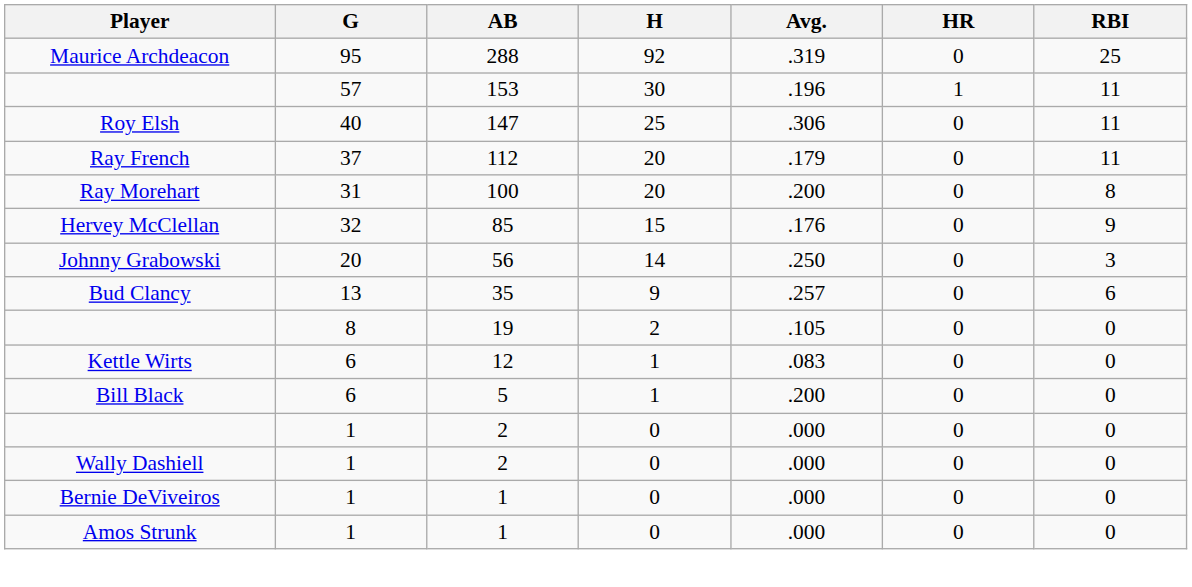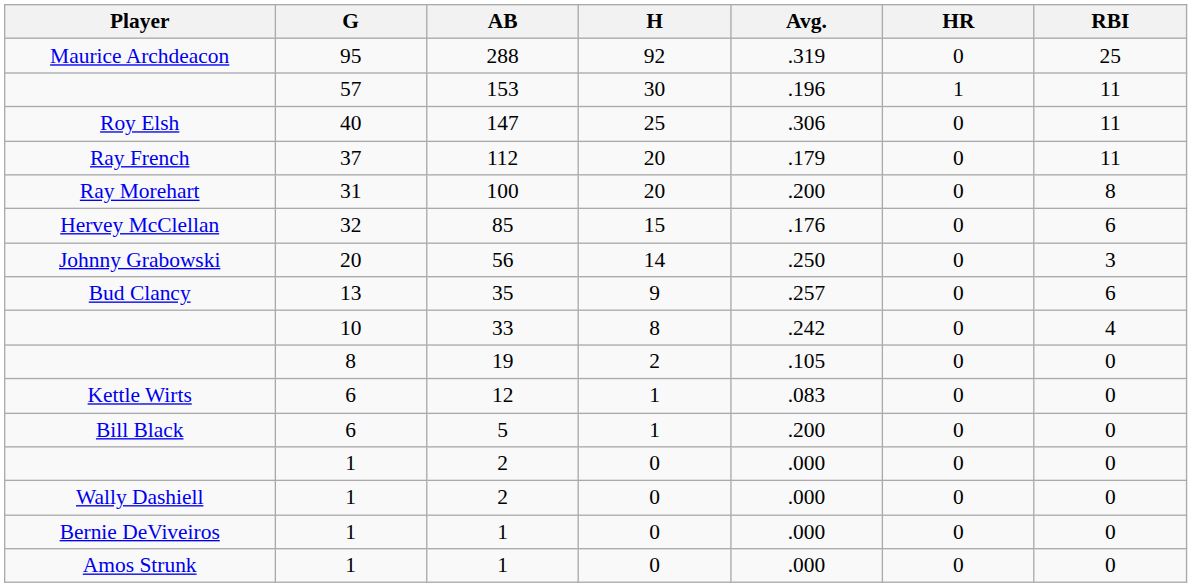(1110, 225) 9 -> (1110, 225) 6
+ row: (140, 328)
